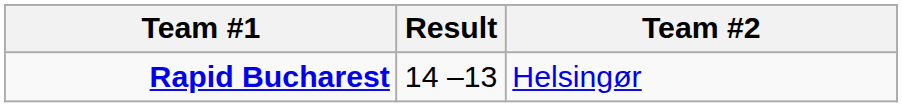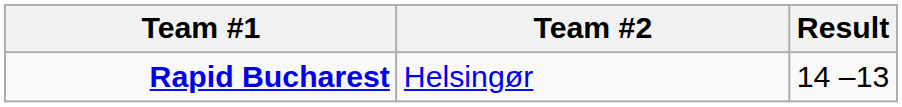columns swapped: (451, 28) <-> (701, 28)
